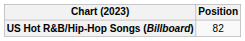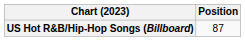(218, 28) 82 -> (218, 28) 87
